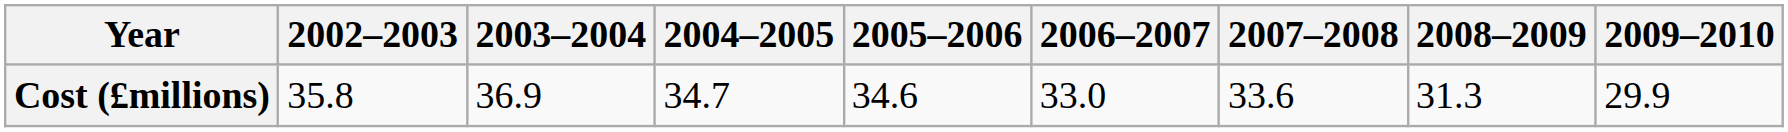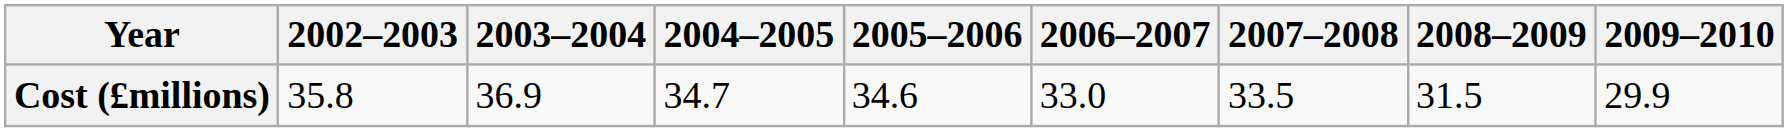(1261, 94) 33.6 -> (1261, 94) 33.5
(1449, 94) 31.3 -> (1449, 94) 31.5
